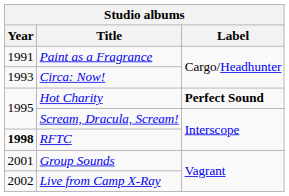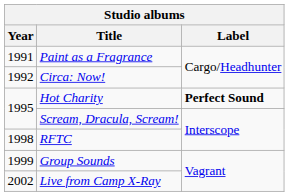(21, 77) 1993 -> (21, 77) 1992
(21, 139) bold -> (21, 139) normal
(21, 160) 2001 -> (21, 160) 1999
